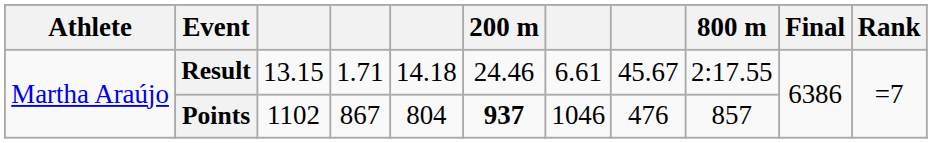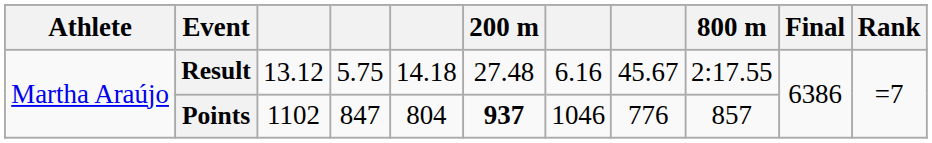(293, 71) 13.15 -> (293, 71) 13.12
(360, 71) 1.71 -> (360, 71) 5.75
(504, 71) 24.46 -> (504, 71) 27.48
(578, 71) 6.61 -> (578, 71) 6.16
(360, 115) 867 -> (360, 115) 847
(648, 115) 476 -> (648, 115) 776
